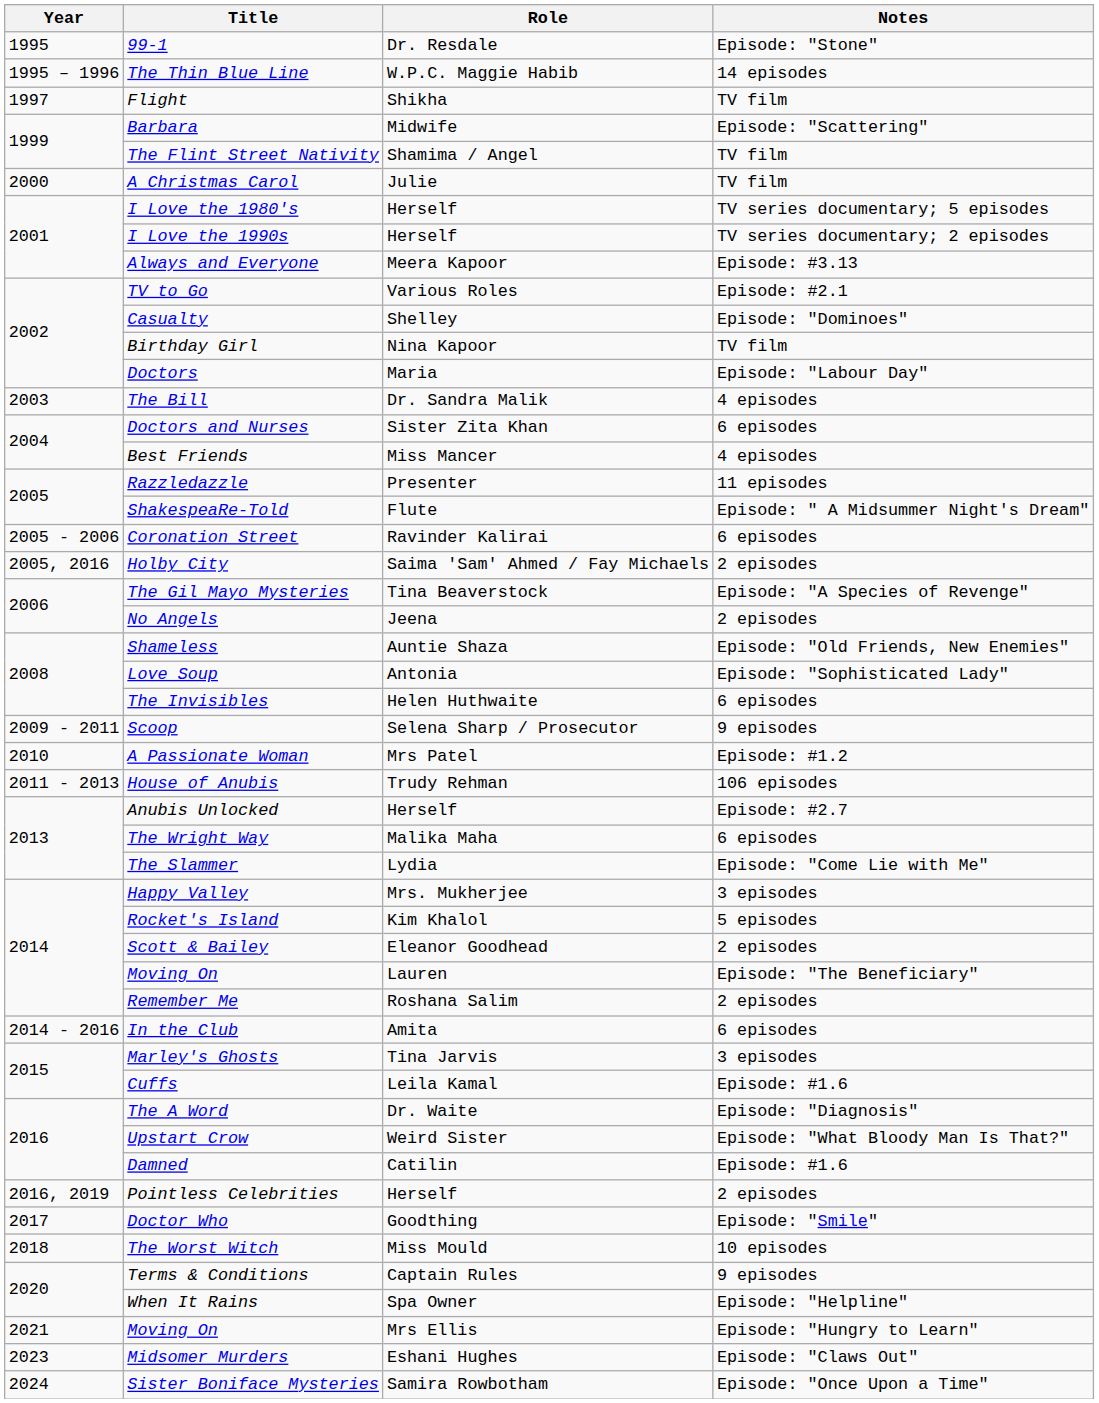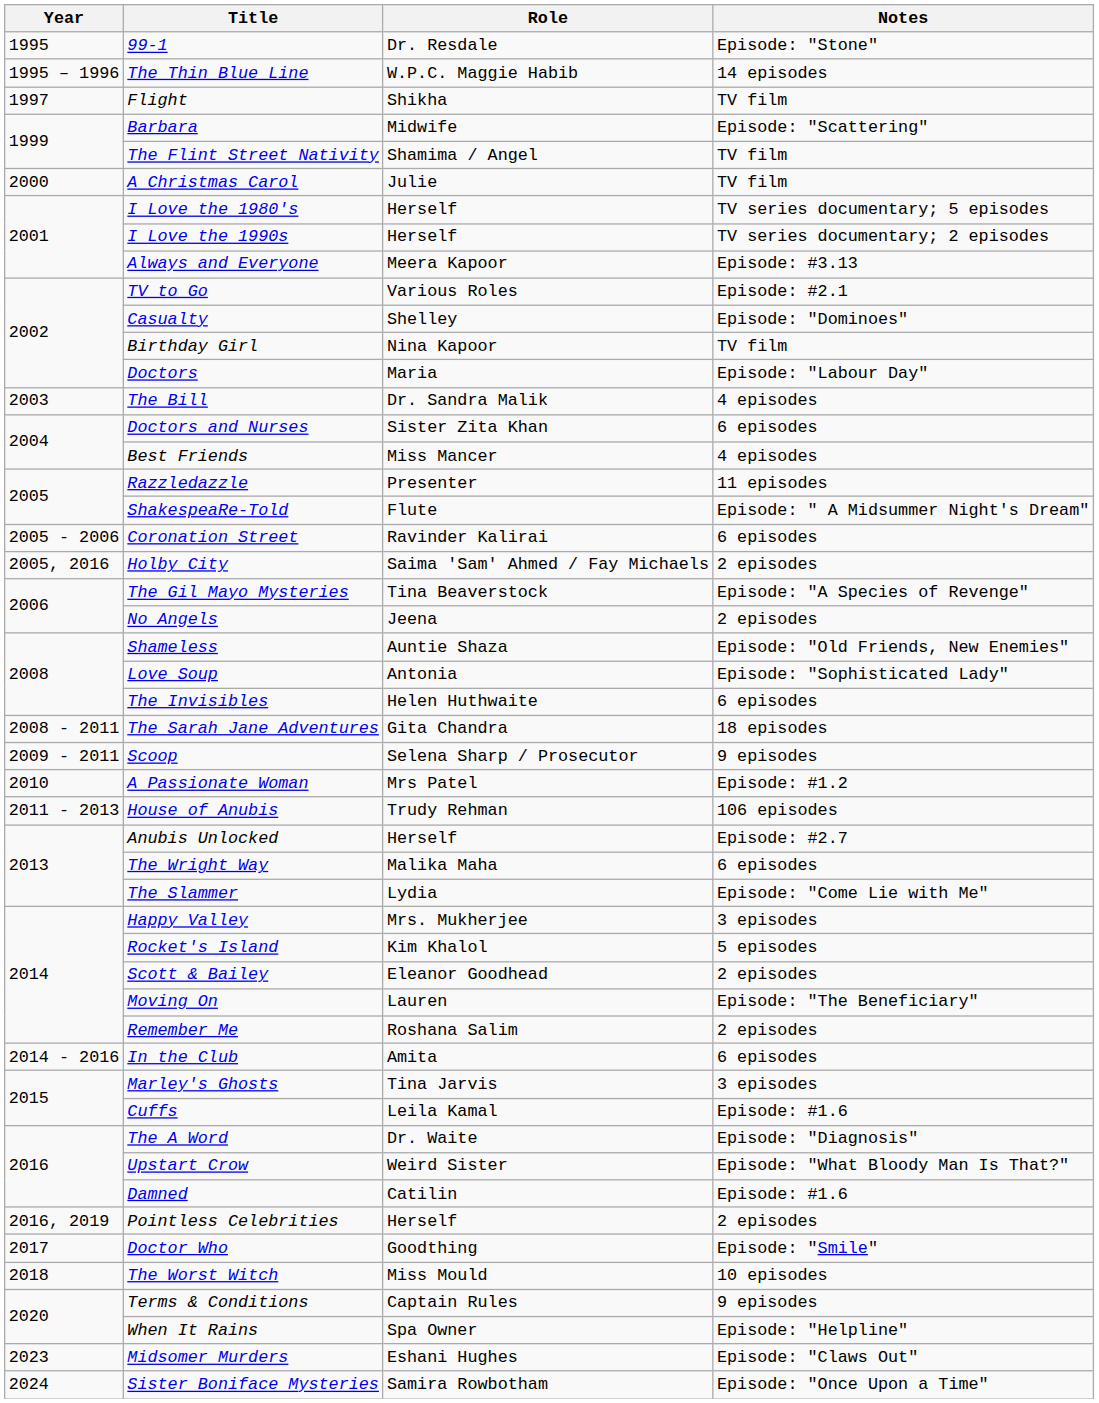+ row: (253, 729)
- row: (173, 1330)
